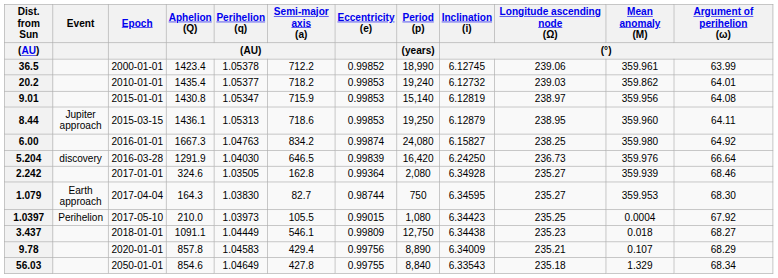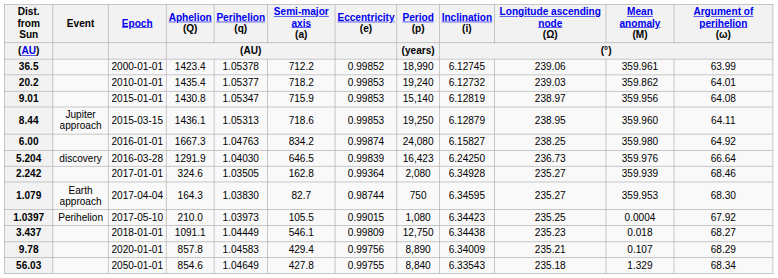(418, 158) 16,420 -> (418, 158) 16,423
